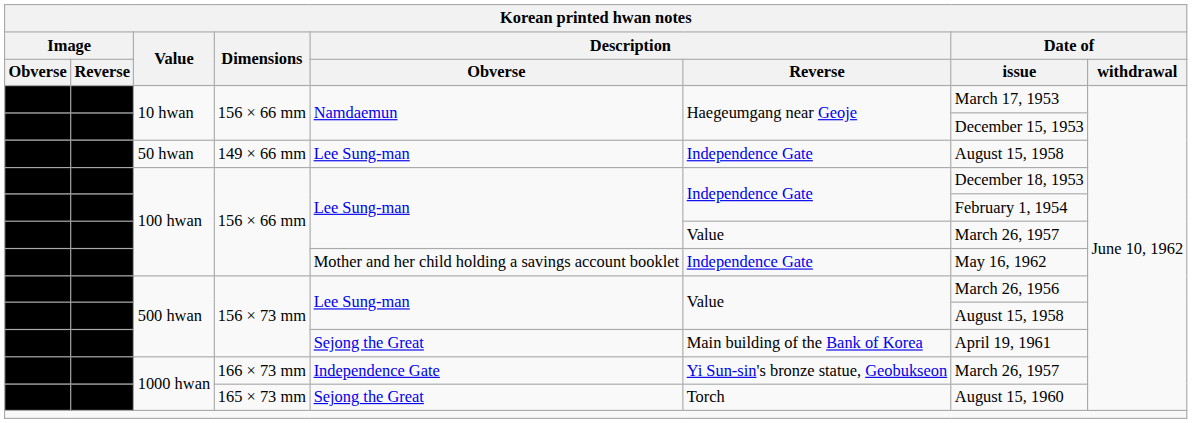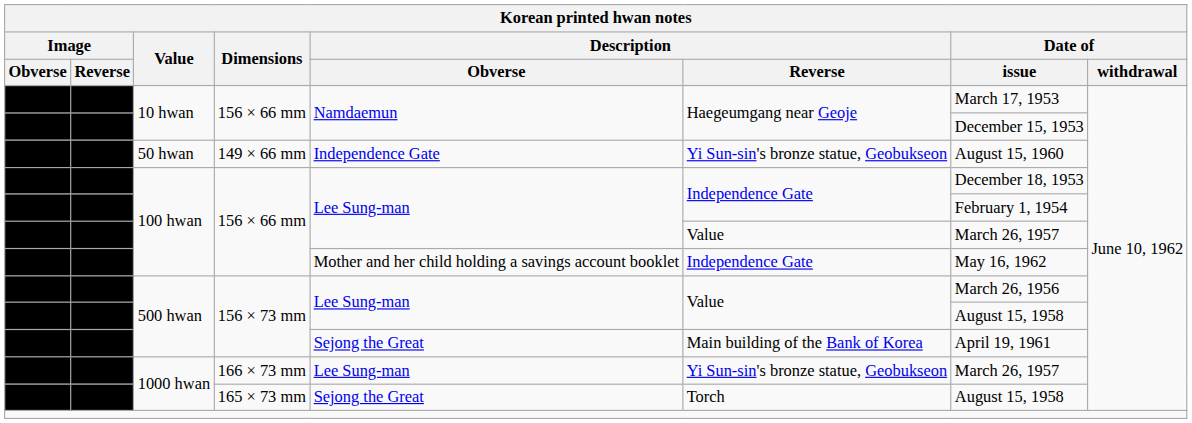(362, 153) Lee Sung-man -> (377, 153) Independence Gate
(750, 153) Independence Gate -> (817, 153) Yi Sun-sin's bronze statue, Geobukseon
(1009, 153) August 15, 1958 -> (1009, 153) August 15, 1960
(377, 370) Independence Gate -> (362, 370) Lee Sung-man
(1009, 397) August 15, 1960 -> (1009, 397) August 15, 1958
